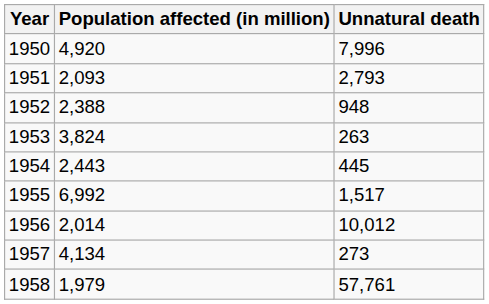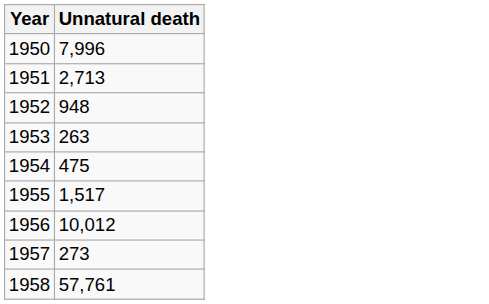- column: (194, 19)
(362, 78) 2,793 -> (82, 78) 2,713
(354, 166) 445 -> (74, 166) 475
